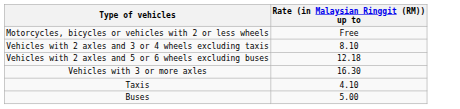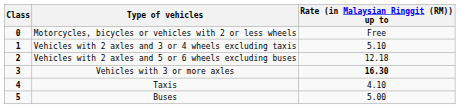+ column: (18, 15)
(349, 46) 8.10 -> (377, 46) 5.10
(349, 72) normal -> (377, 72) bold
